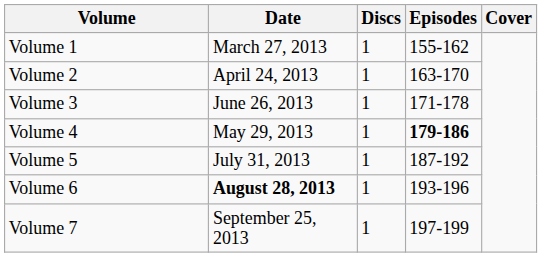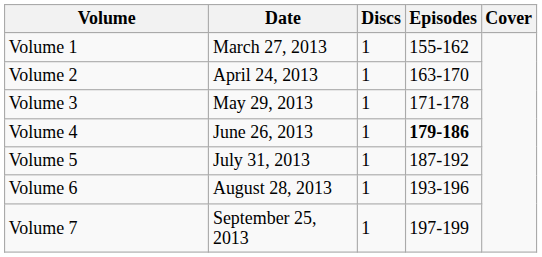(263, 103) June 26, 2013 -> (263, 103) May 29, 2013
(263, 132) May 29, 2013 -> (263, 132) June 26, 2013
(274, 189) bold -> (272, 189) normal
